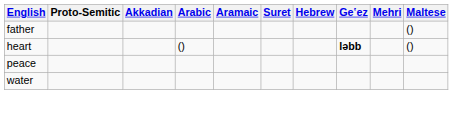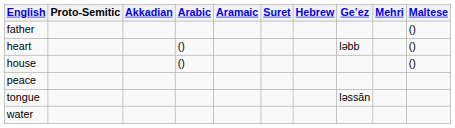(350, 47) bold -> (349, 47) normal
+ row: (21, 64)
+ row: (23, 98)
